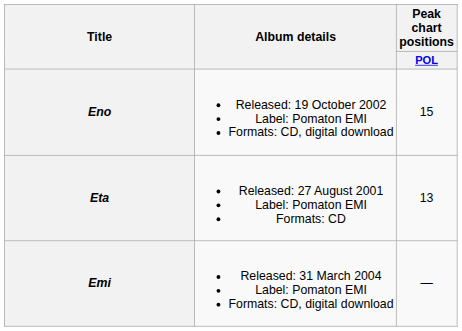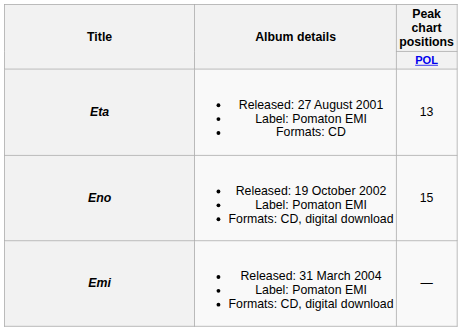rows swapped: (100, 197) <-> (100, 112)
